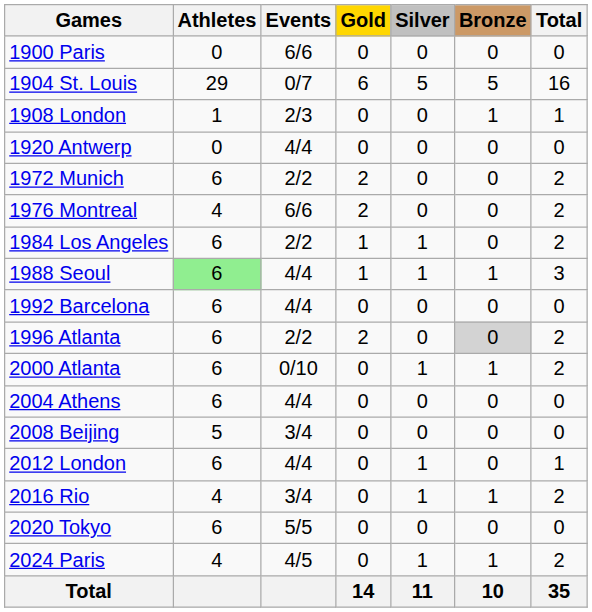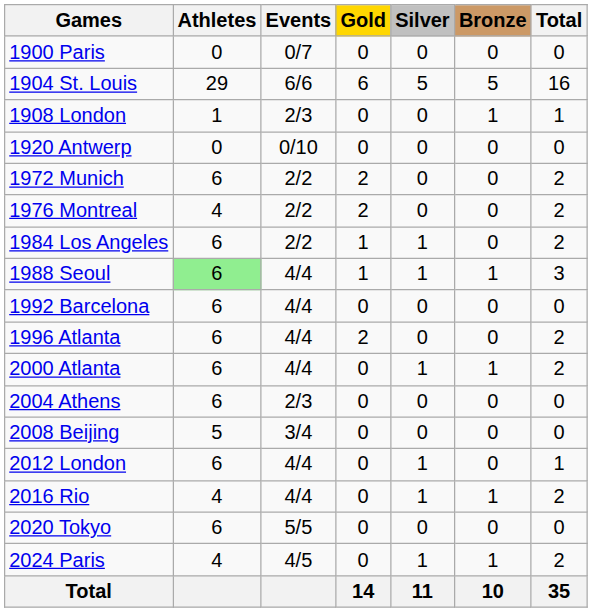(298, 52) 6/6 -> (298, 52) 0/7
(298, 83) 0/7 -> (298, 83) 6/6
(298, 147) 4/4 -> (298, 147) 0/10
(298, 210) 6/6 -> (298, 210) 2/2
(298, 337) 2/2 -> (298, 337) 4/4
(493, 337) lightgrey background -> (493, 337) no background
(298, 369) 0/10 -> (298, 369) 4/4
(298, 400) 4/4 -> (298, 400) 2/3
(298, 496) 3/4 -> (298, 496) 4/4
